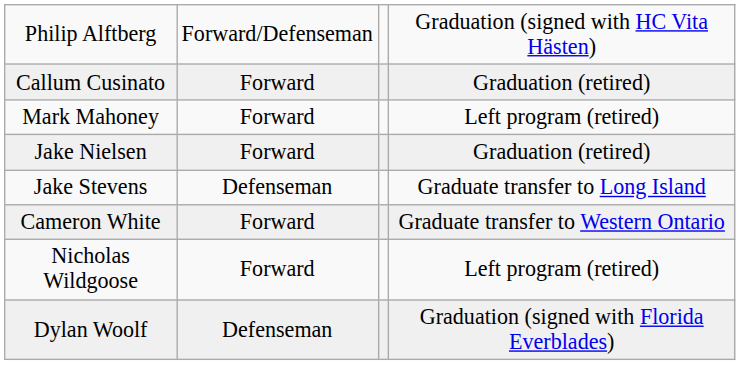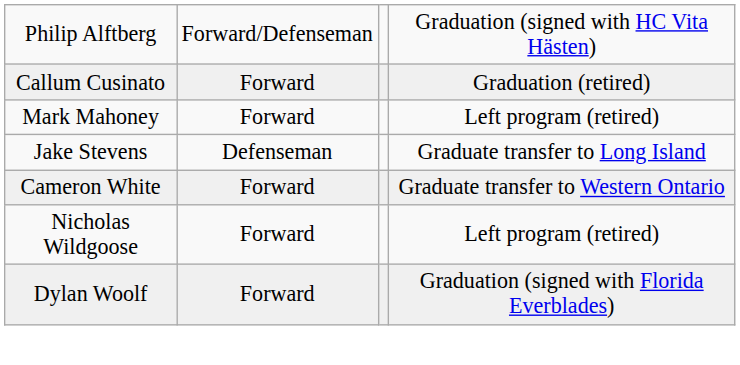- row: (91, 151)
(277, 329) Defenseman -> (277, 294) Forward
